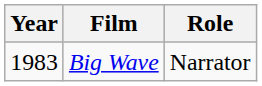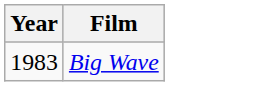- column: (210, 23)
